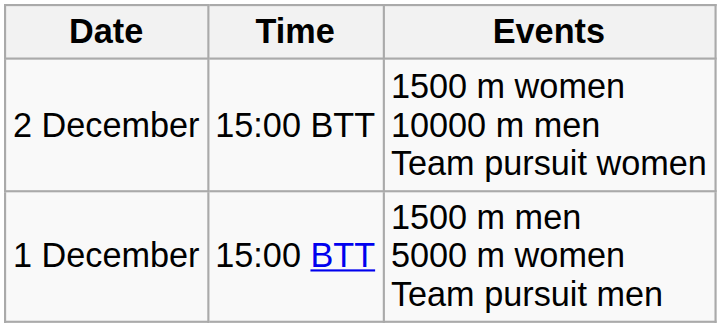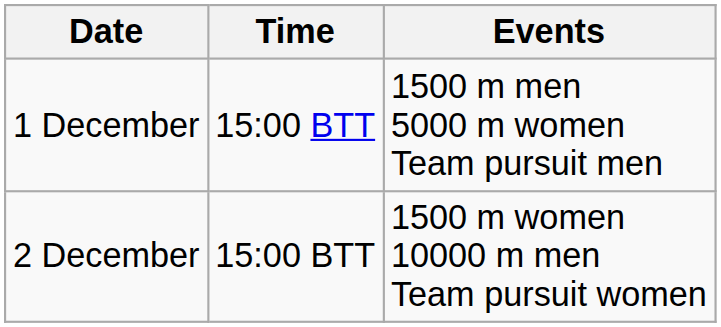rows swapped: (106, 255) <-> (106, 124)
